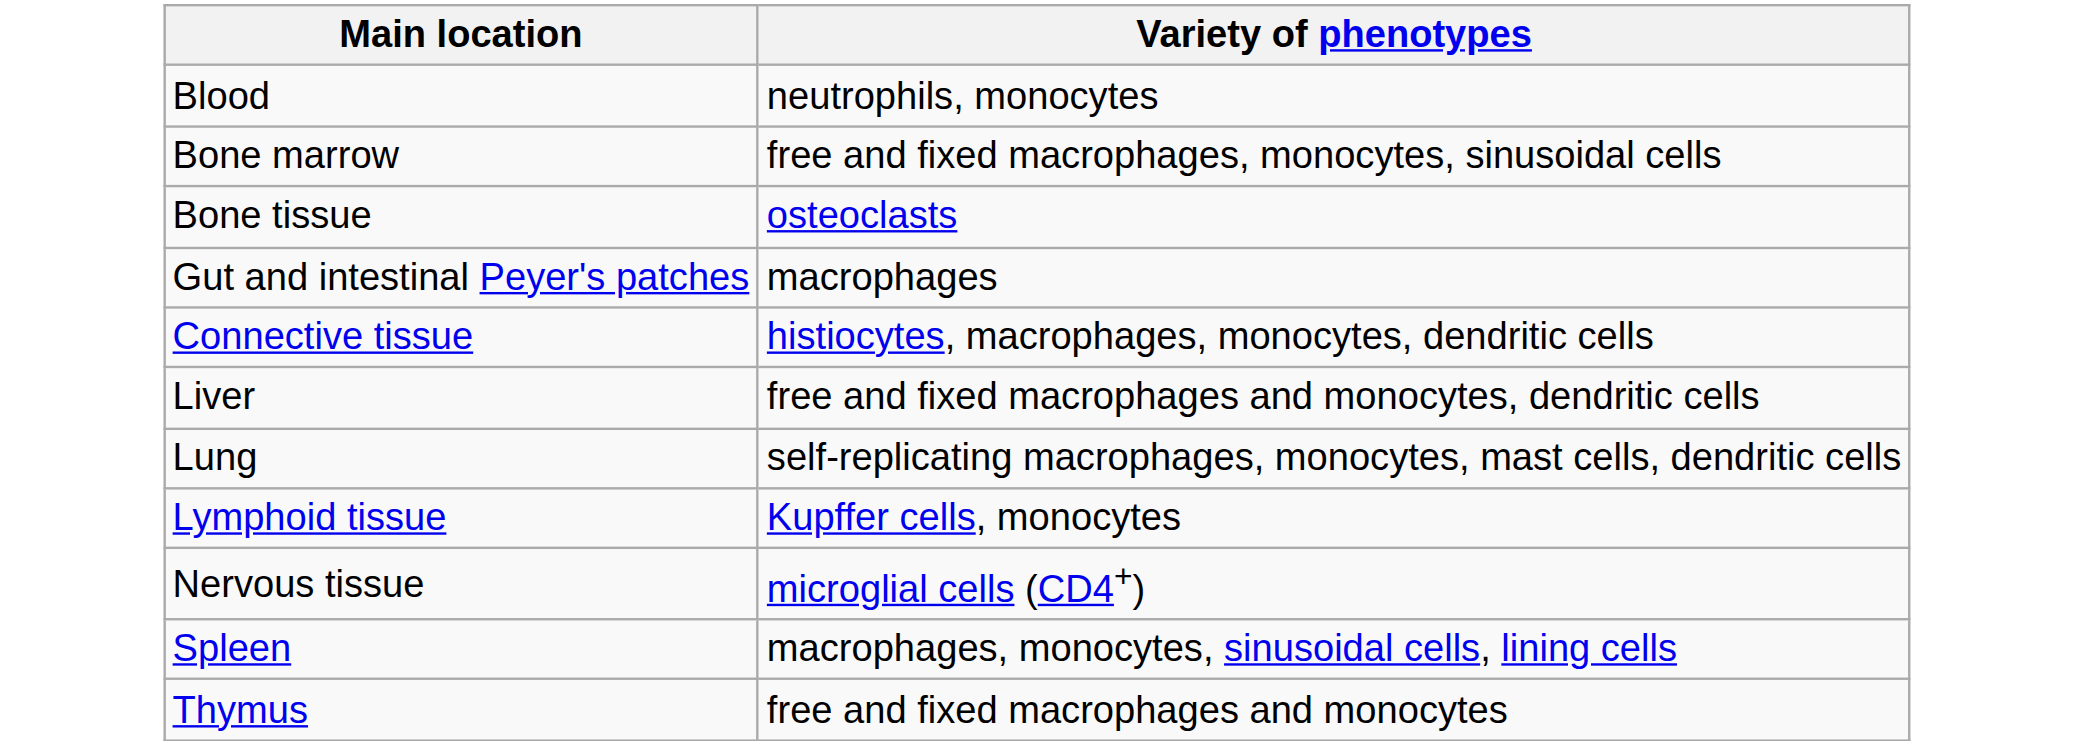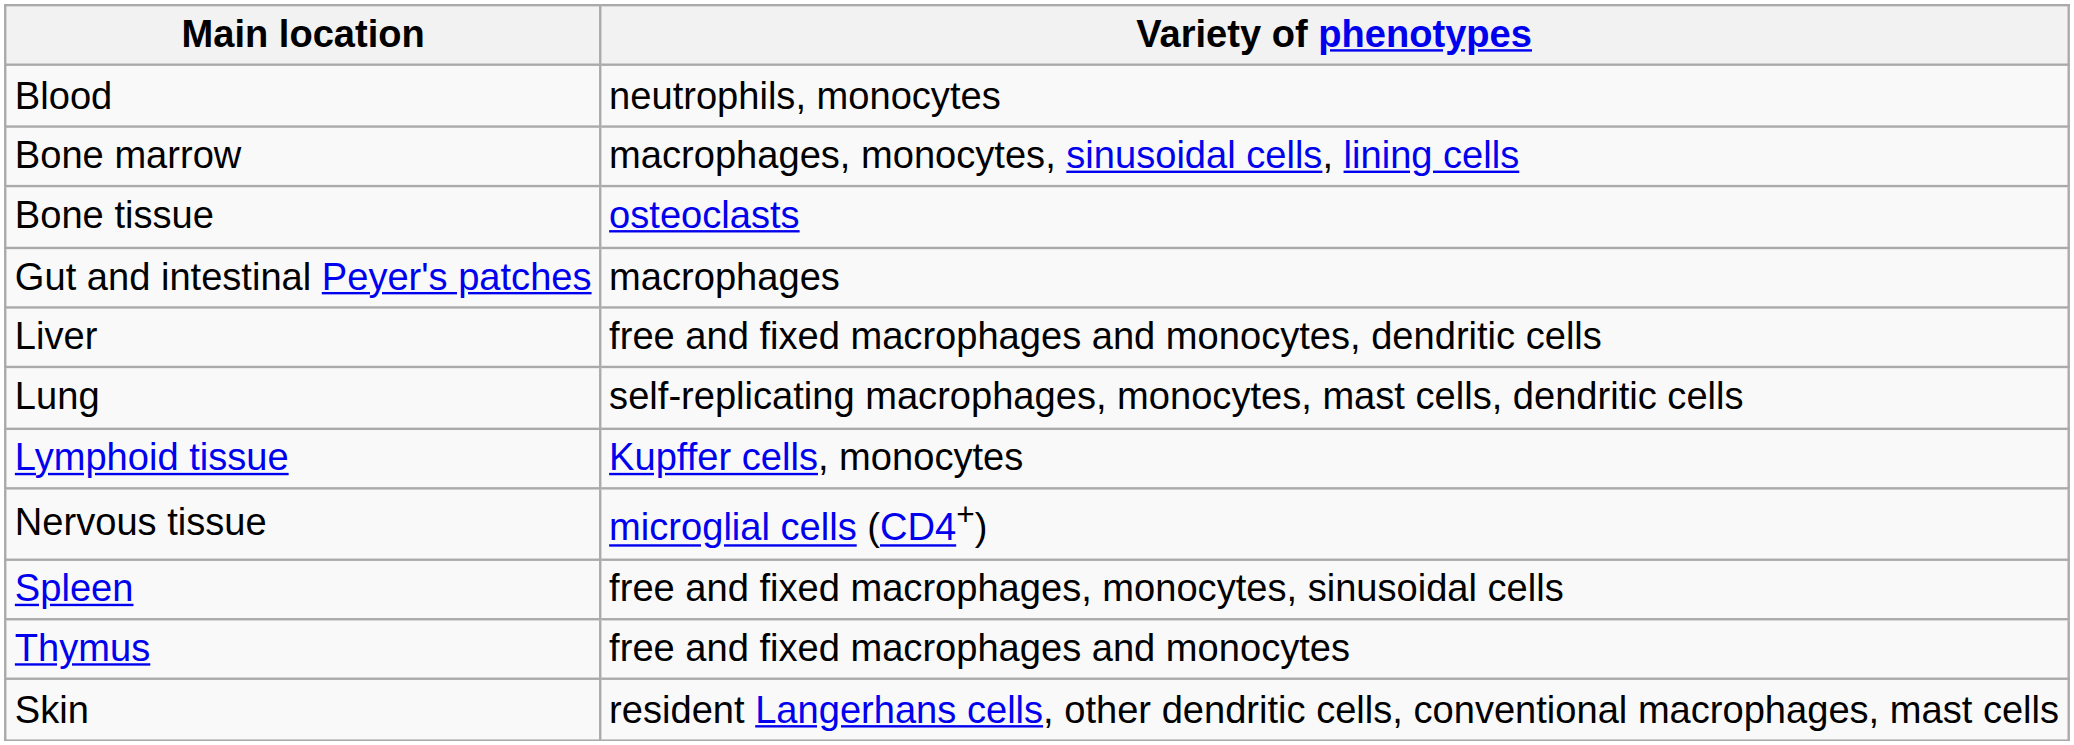(1244, 155) free and fixed macrophages, monocytes, sinusoidal cells -> (1064, 155) macrophages, monocytes, sinusoidal cells, lining cells
- row: (323, 336)
(1222, 648) macrophages, monocytes, sinusoidal cells, lining cells -> (1086, 588) free and fixed macrophages, monocytes, sinusoidal cells
+ row: (52, 709)
